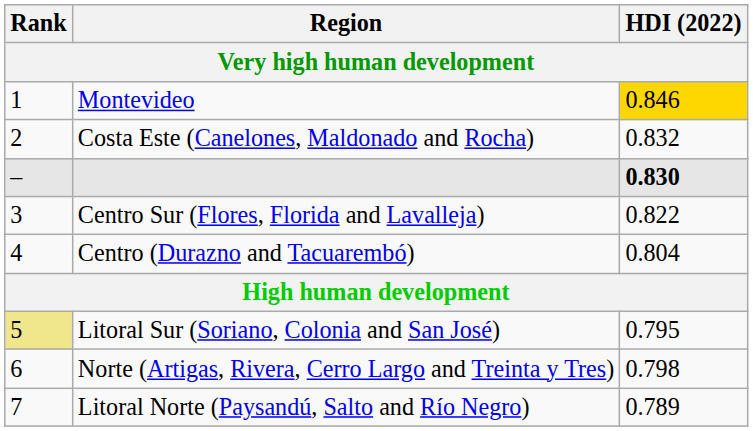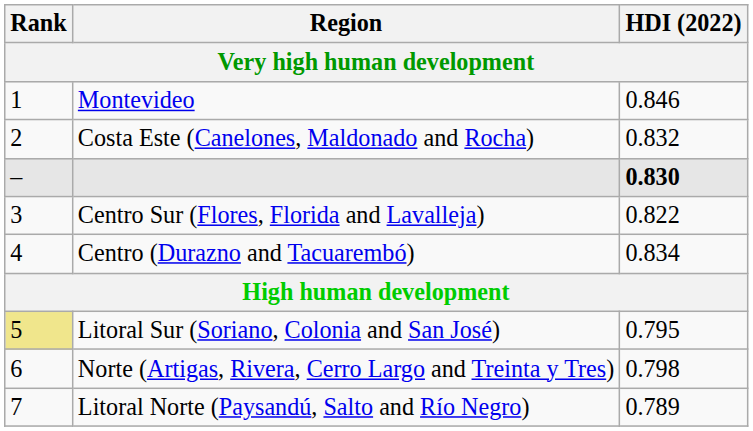(653, 100) gold background -> (653, 100) no background
(653, 253) 0.804 -> (653, 253) 0.834
